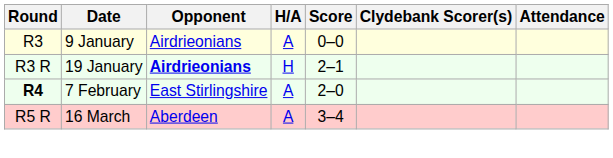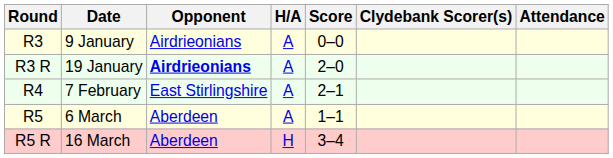(288, 66) H -> (288, 66) A
(331, 66) 2–1 -> (331, 66) 2–0
(33, 91) bold -> (33, 91) normal
(331, 91) 2–0 -> (331, 91) 2–1
+ row: (93, 116)
(288, 116) A -> (288, 141) H
